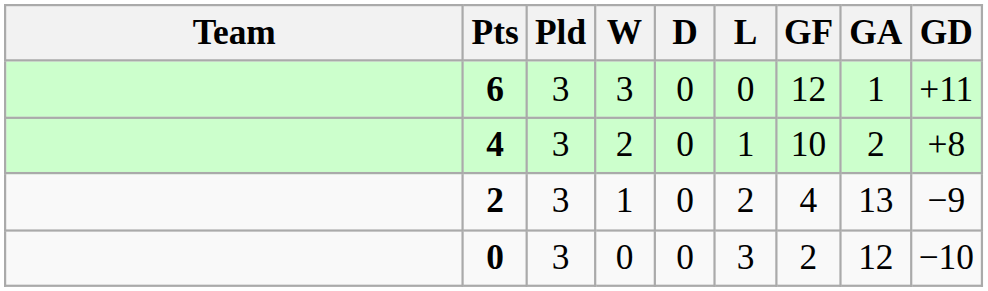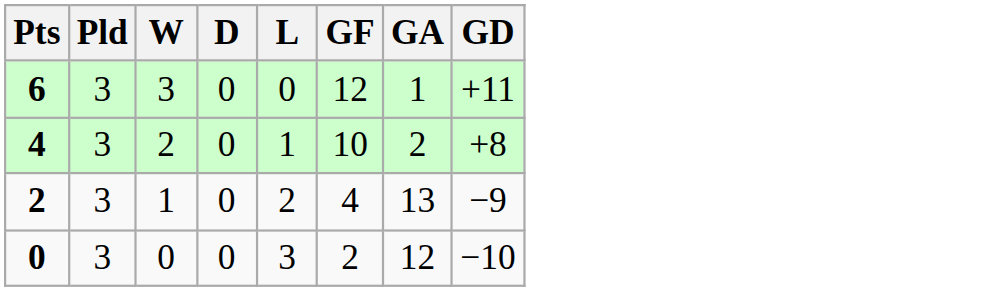- column: (234, 32)
